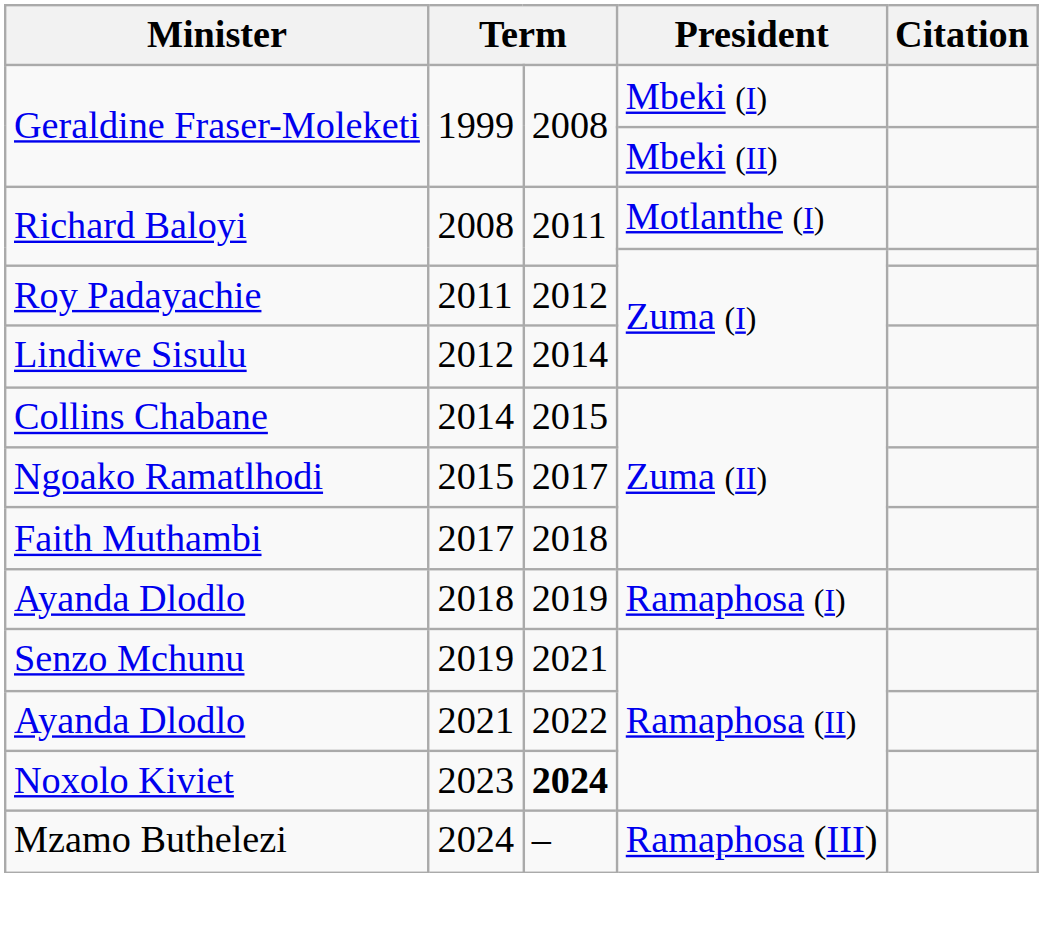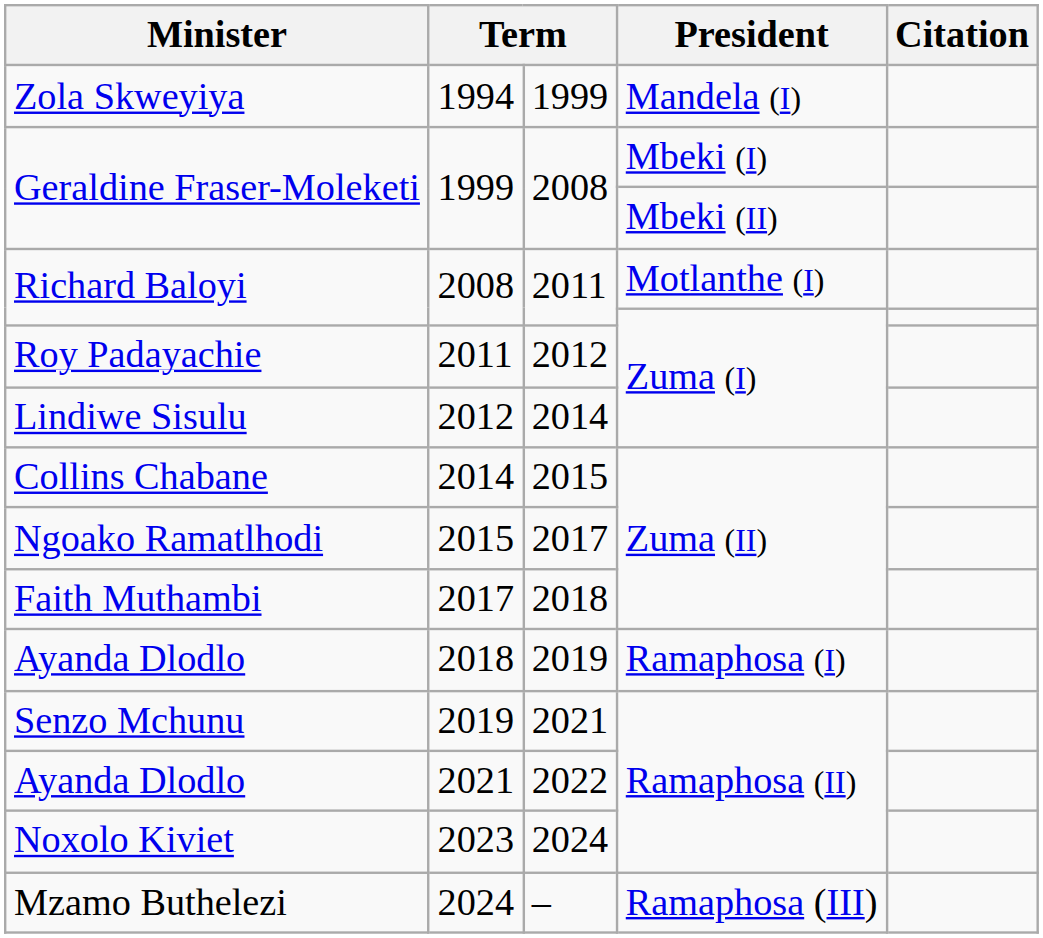+ row: (476, 95)
(570, 780) bold -> (570, 840) normal
